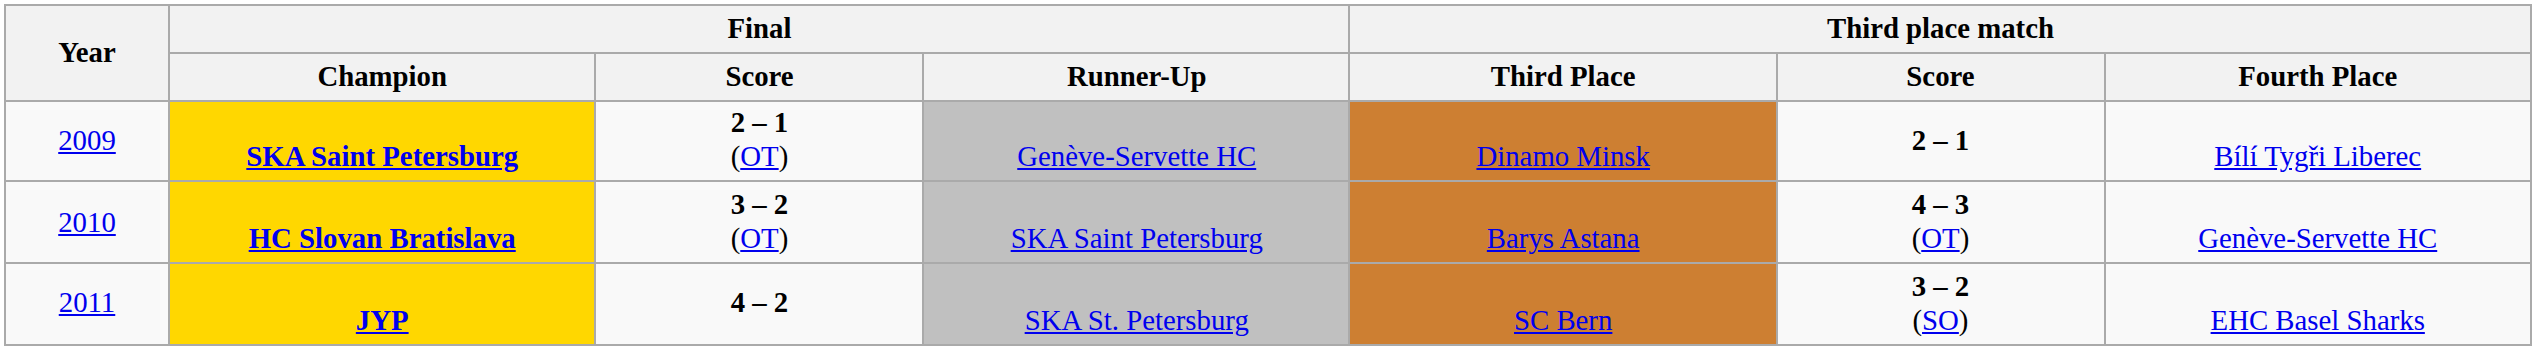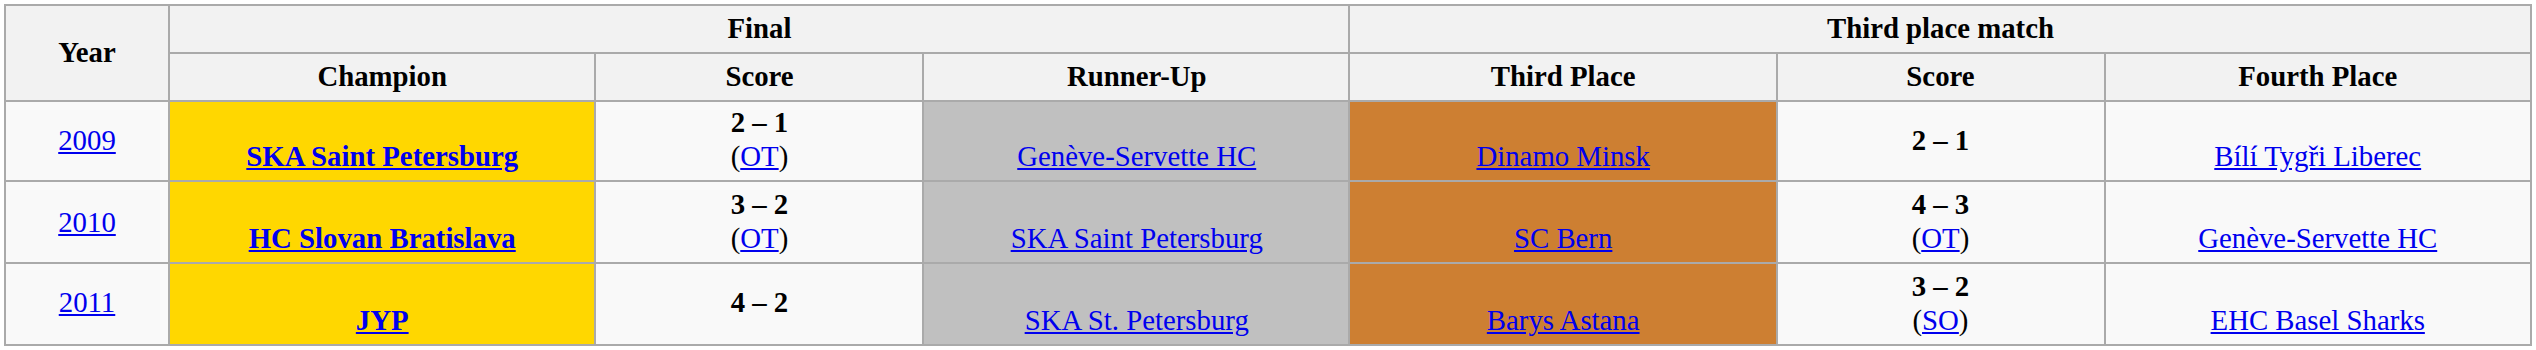(1563, 239) Barys Astana -> (1563, 239) SC Bern
(1563, 320) SC Bern -> (1563, 320) Barys Astana
